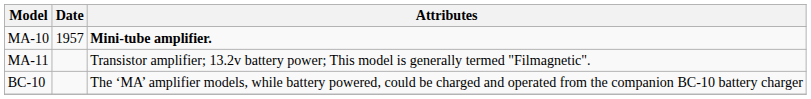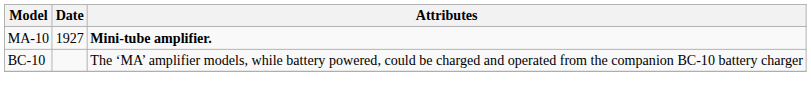(70, 37) 1957 -> (70, 37) 1927
- row: (28, 60)
